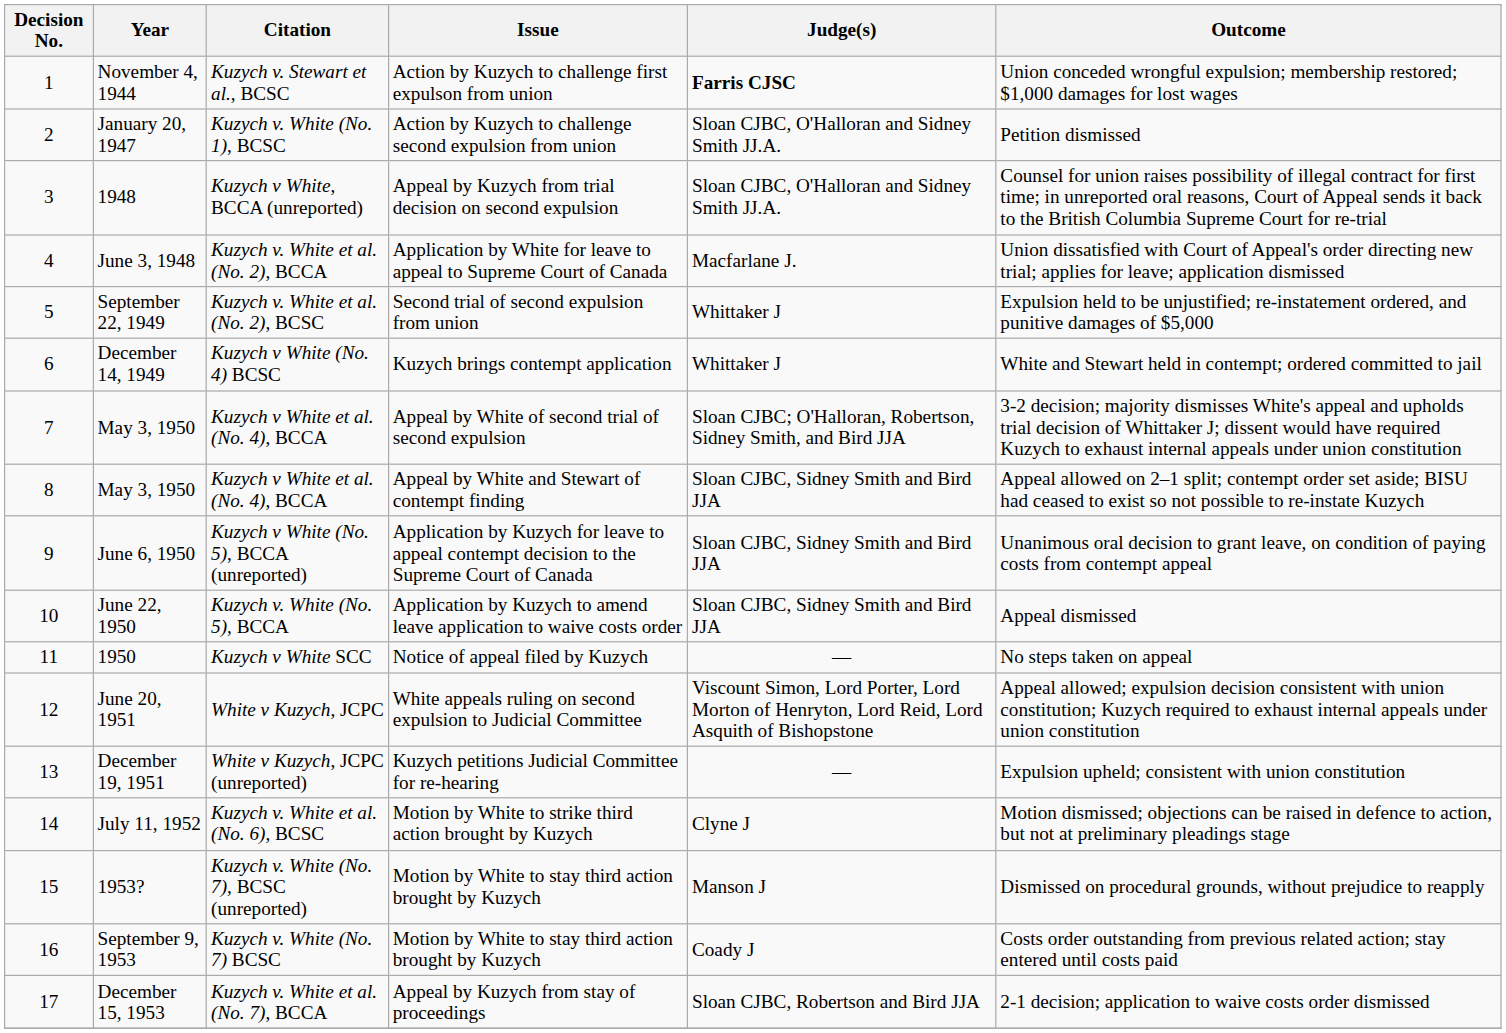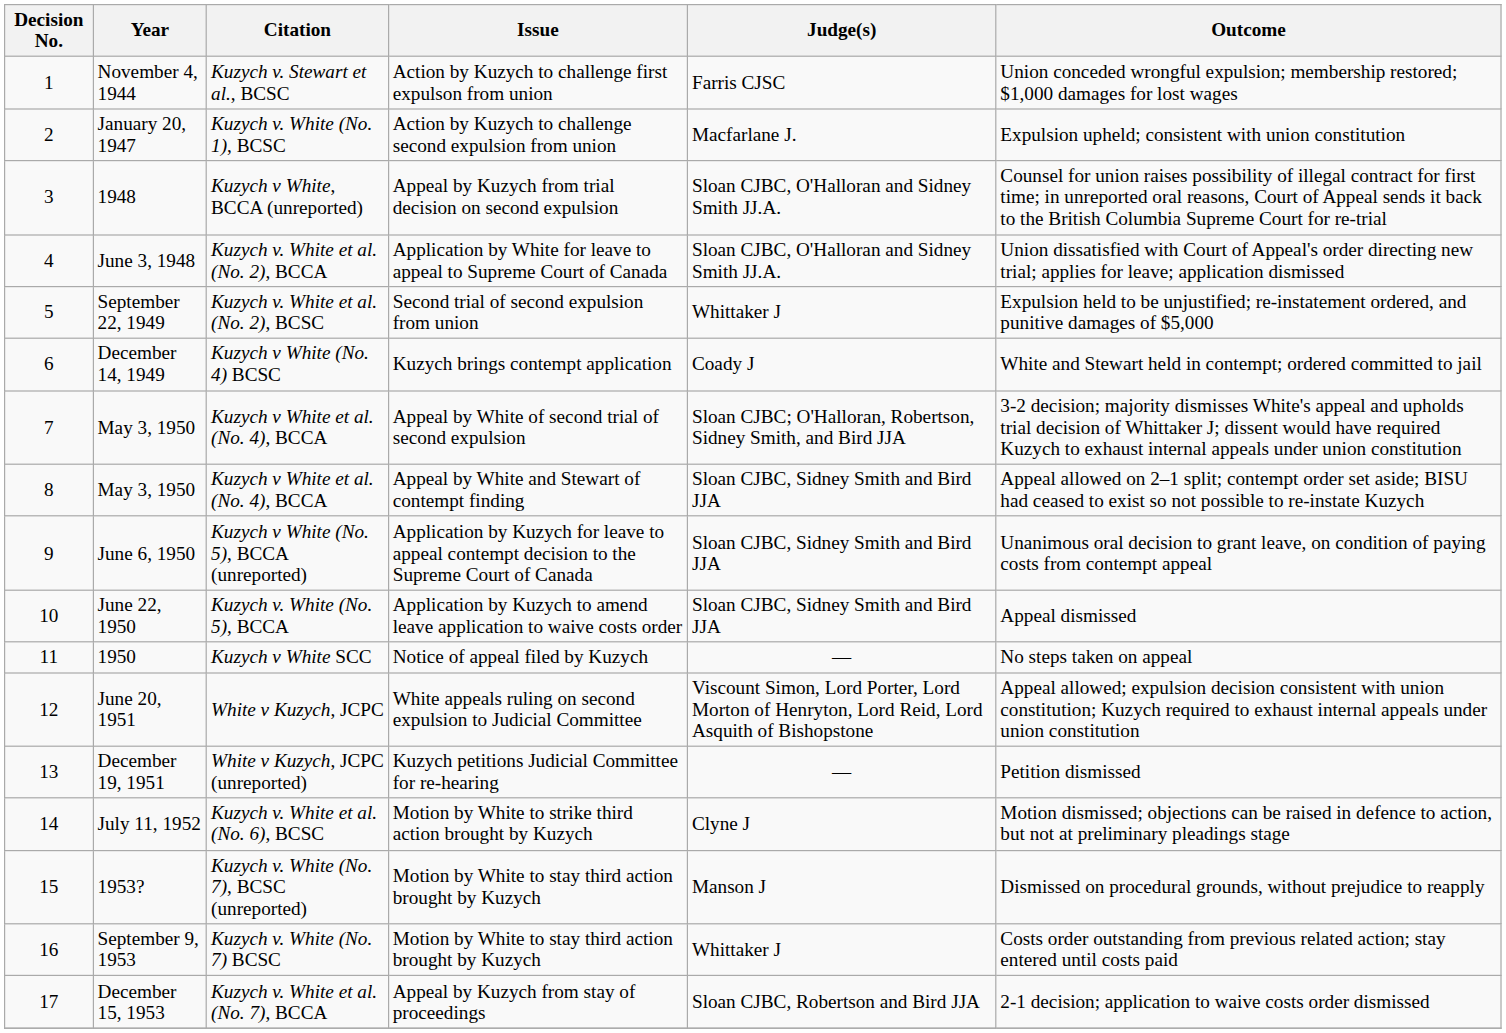(744, 82) bold -> (739, 82) normal
(832, 134) Sloan CJBC, O'Halloran and Sidney Smith JJ.A. -> (744, 134) Macfarlane J.
(1070, 134) Petition dismissed -> (1203, 134) Expulsion upheld; consistent with union constitution
(744, 260) Macfarlane J. -> (832, 260) Sloan CJBC, O'Halloran and Sidney Smith JJ.A.
(736, 364) Whittaker J -> (723, 364) Coady J
(1203, 771) Expulsion upheld; consistent with union constitution -> (1070, 771) Petition dismissed
(723, 949) Coady J -> (736, 949) Whittaker J
